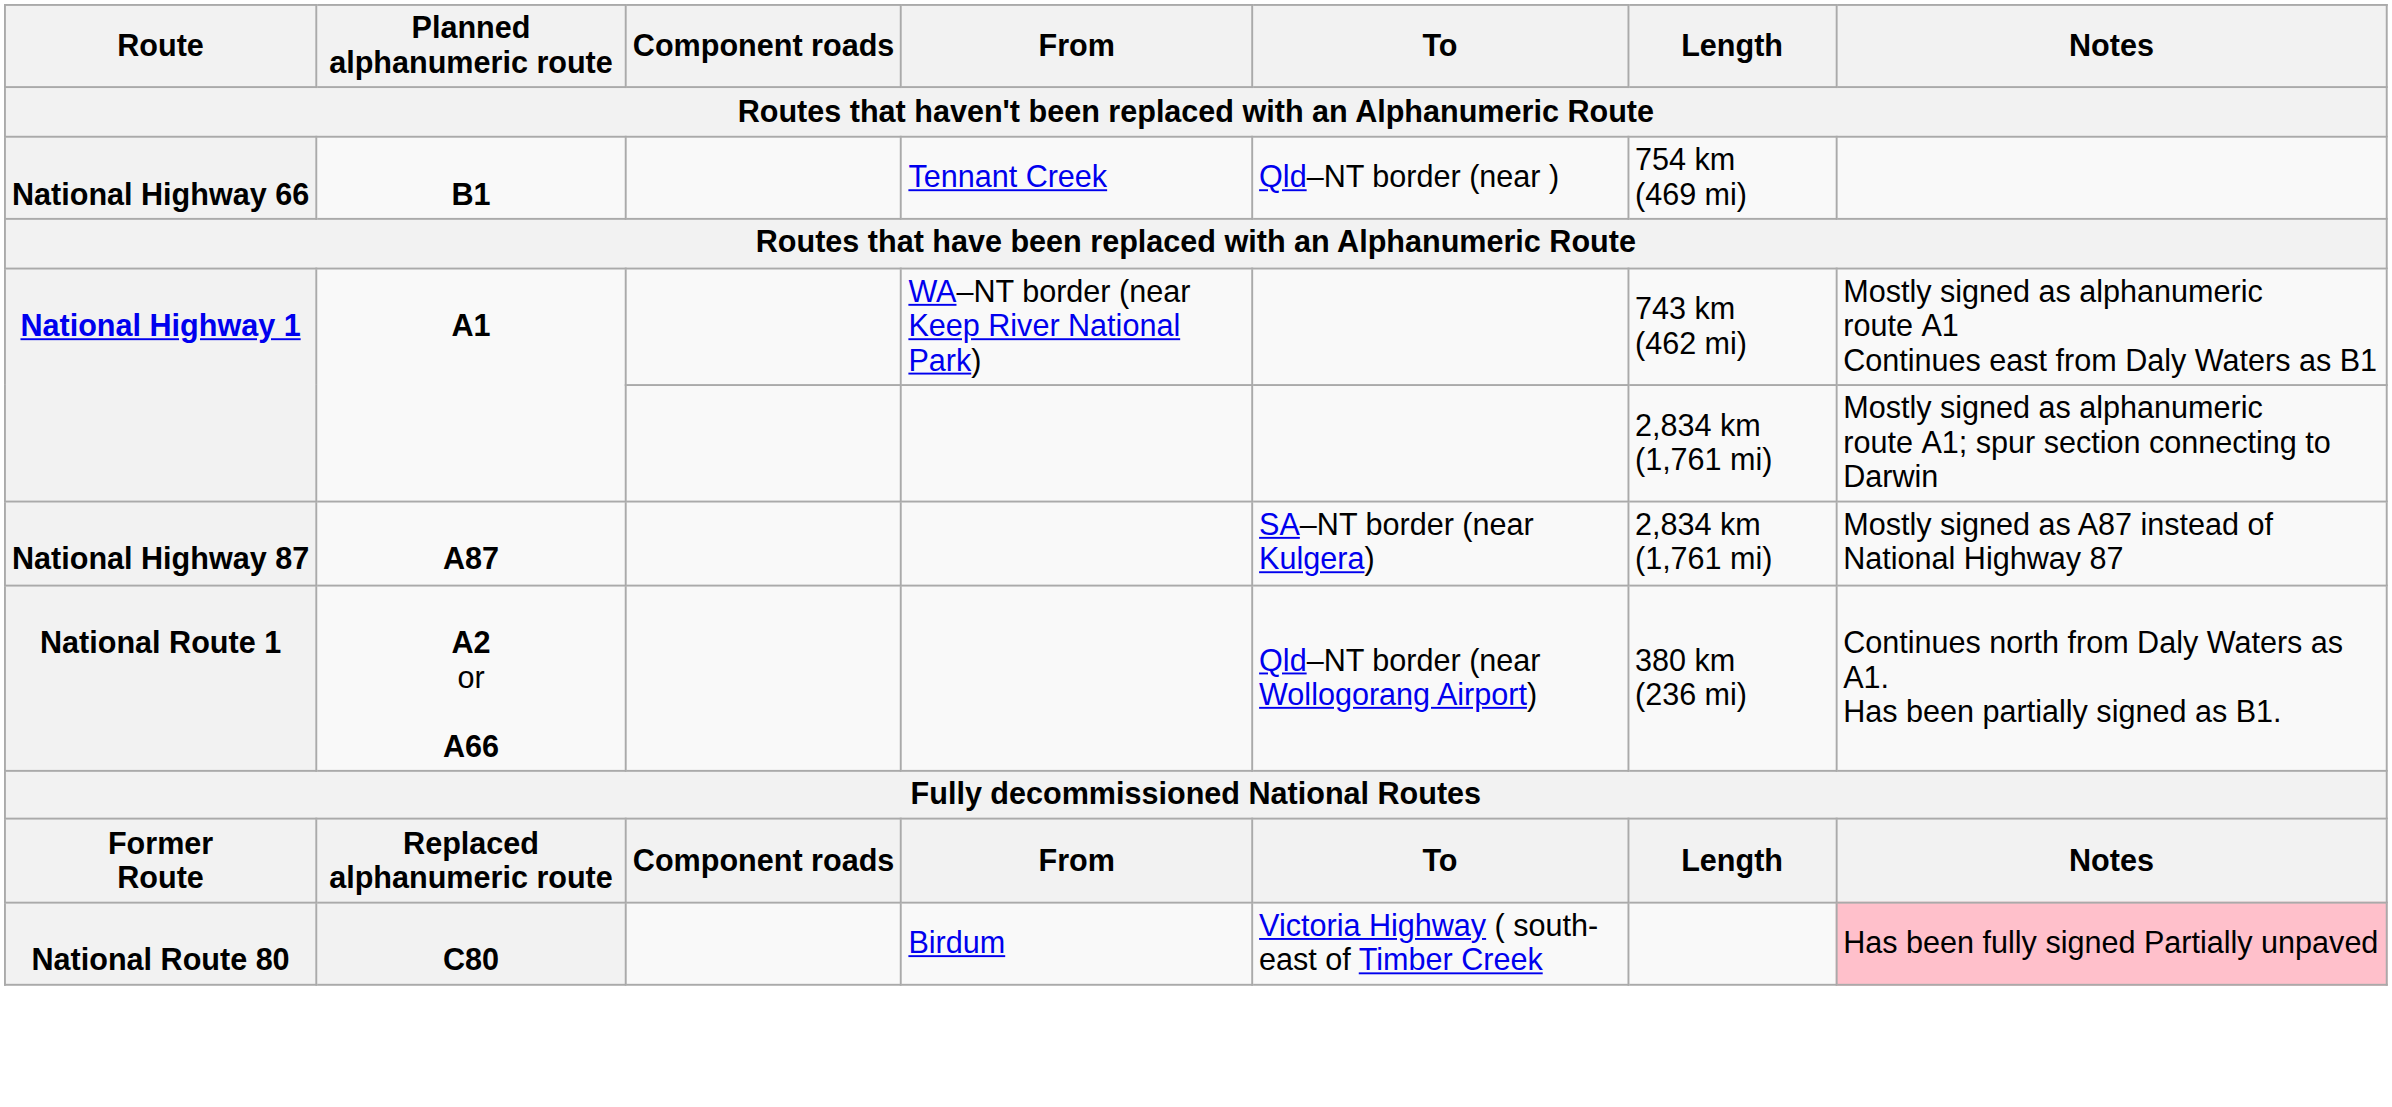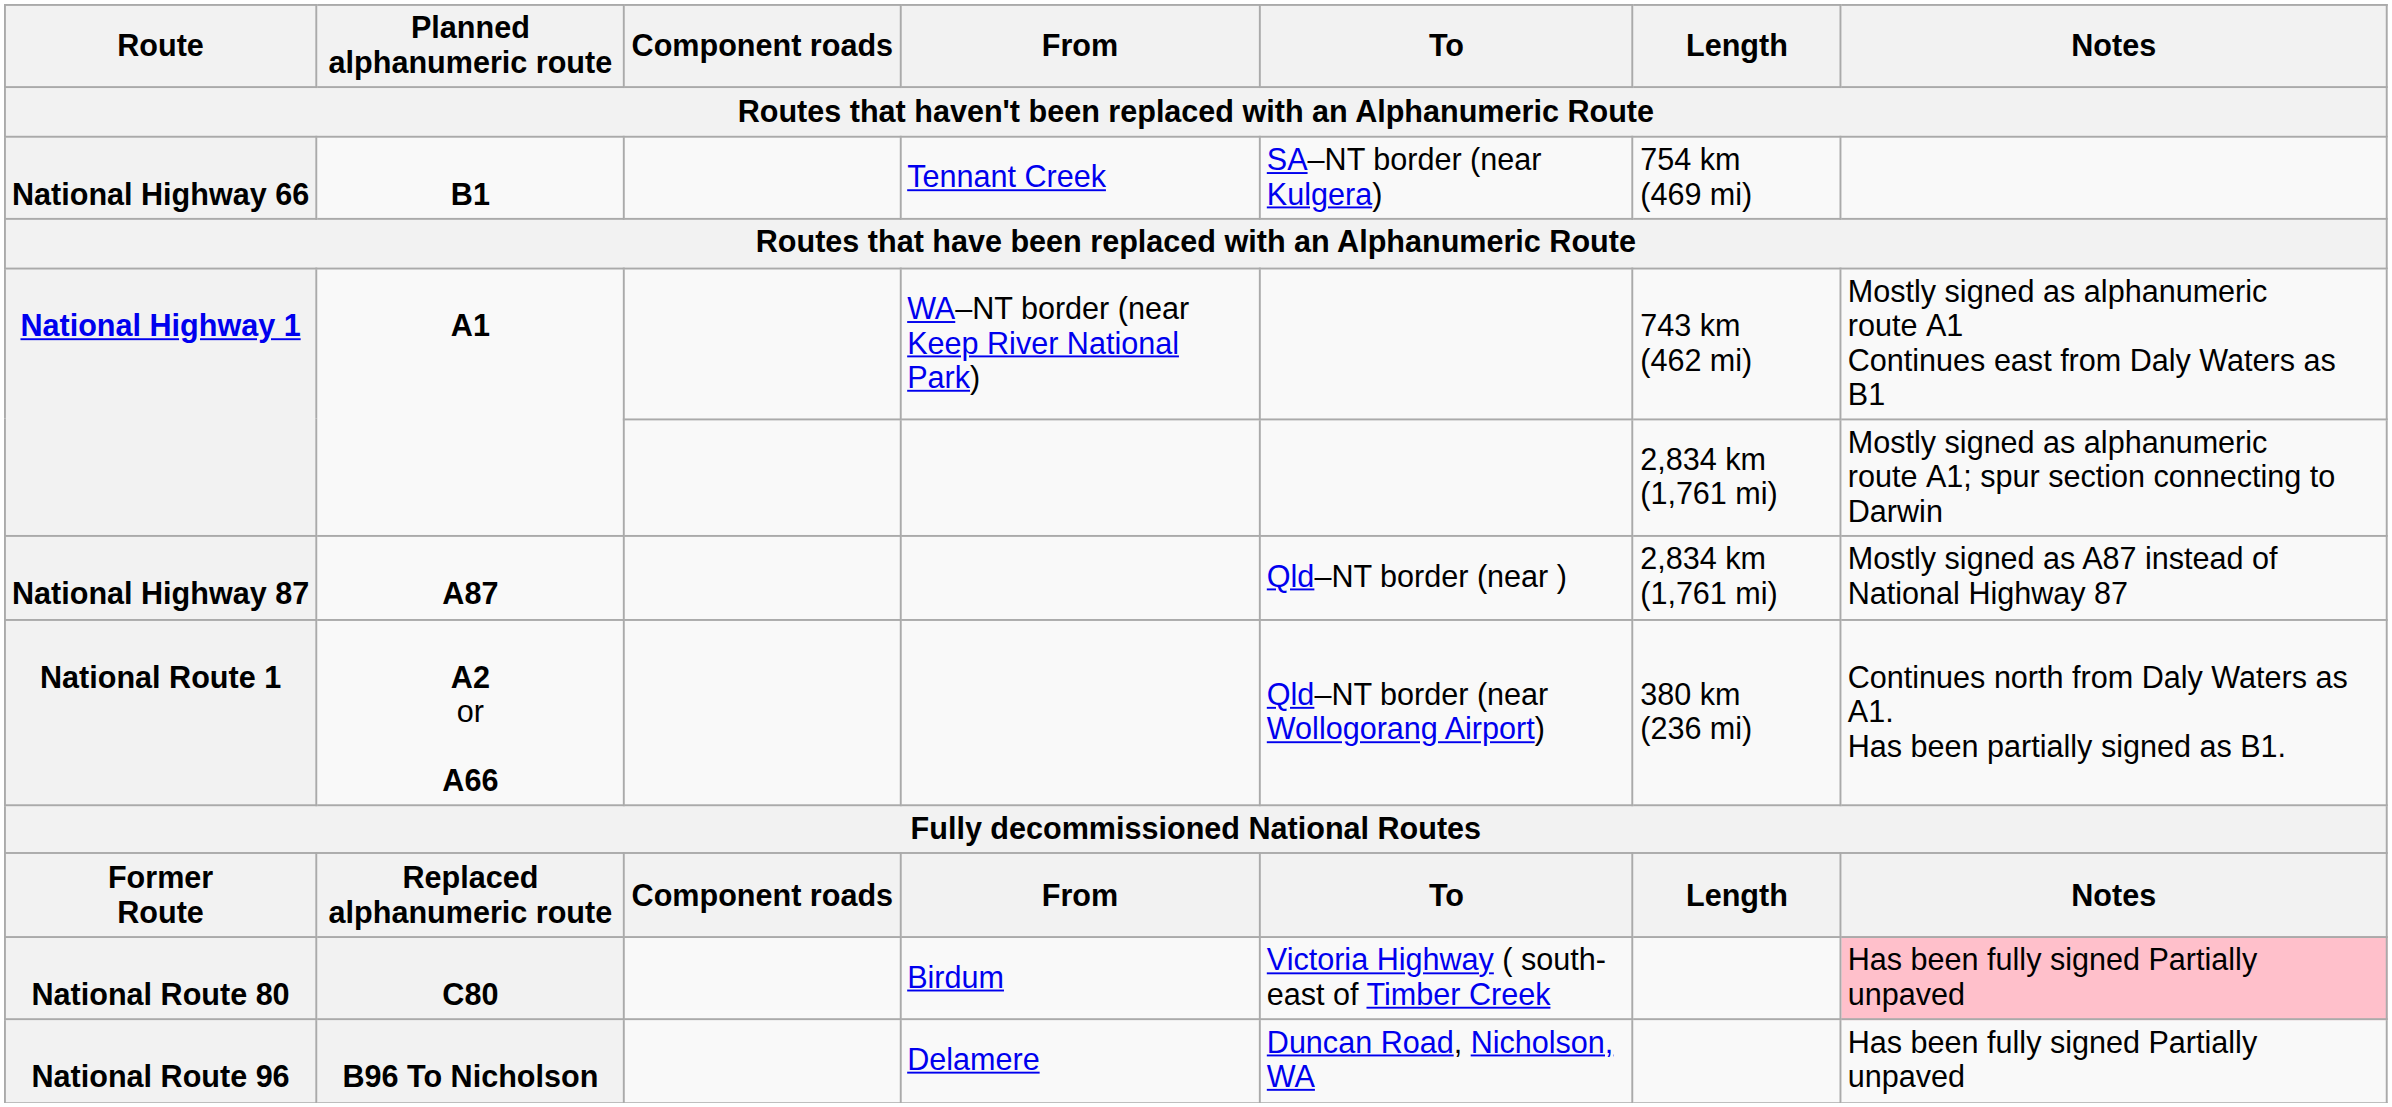(1409, 177) Qld–NT border (near ) -> (1404, 177) SA–NT border (near Kulgera)
(1396, 543) SA–NT border (near Kulgera) -> (1417, 577) Qld–NT border (near )
+ row: (161, 1077)
